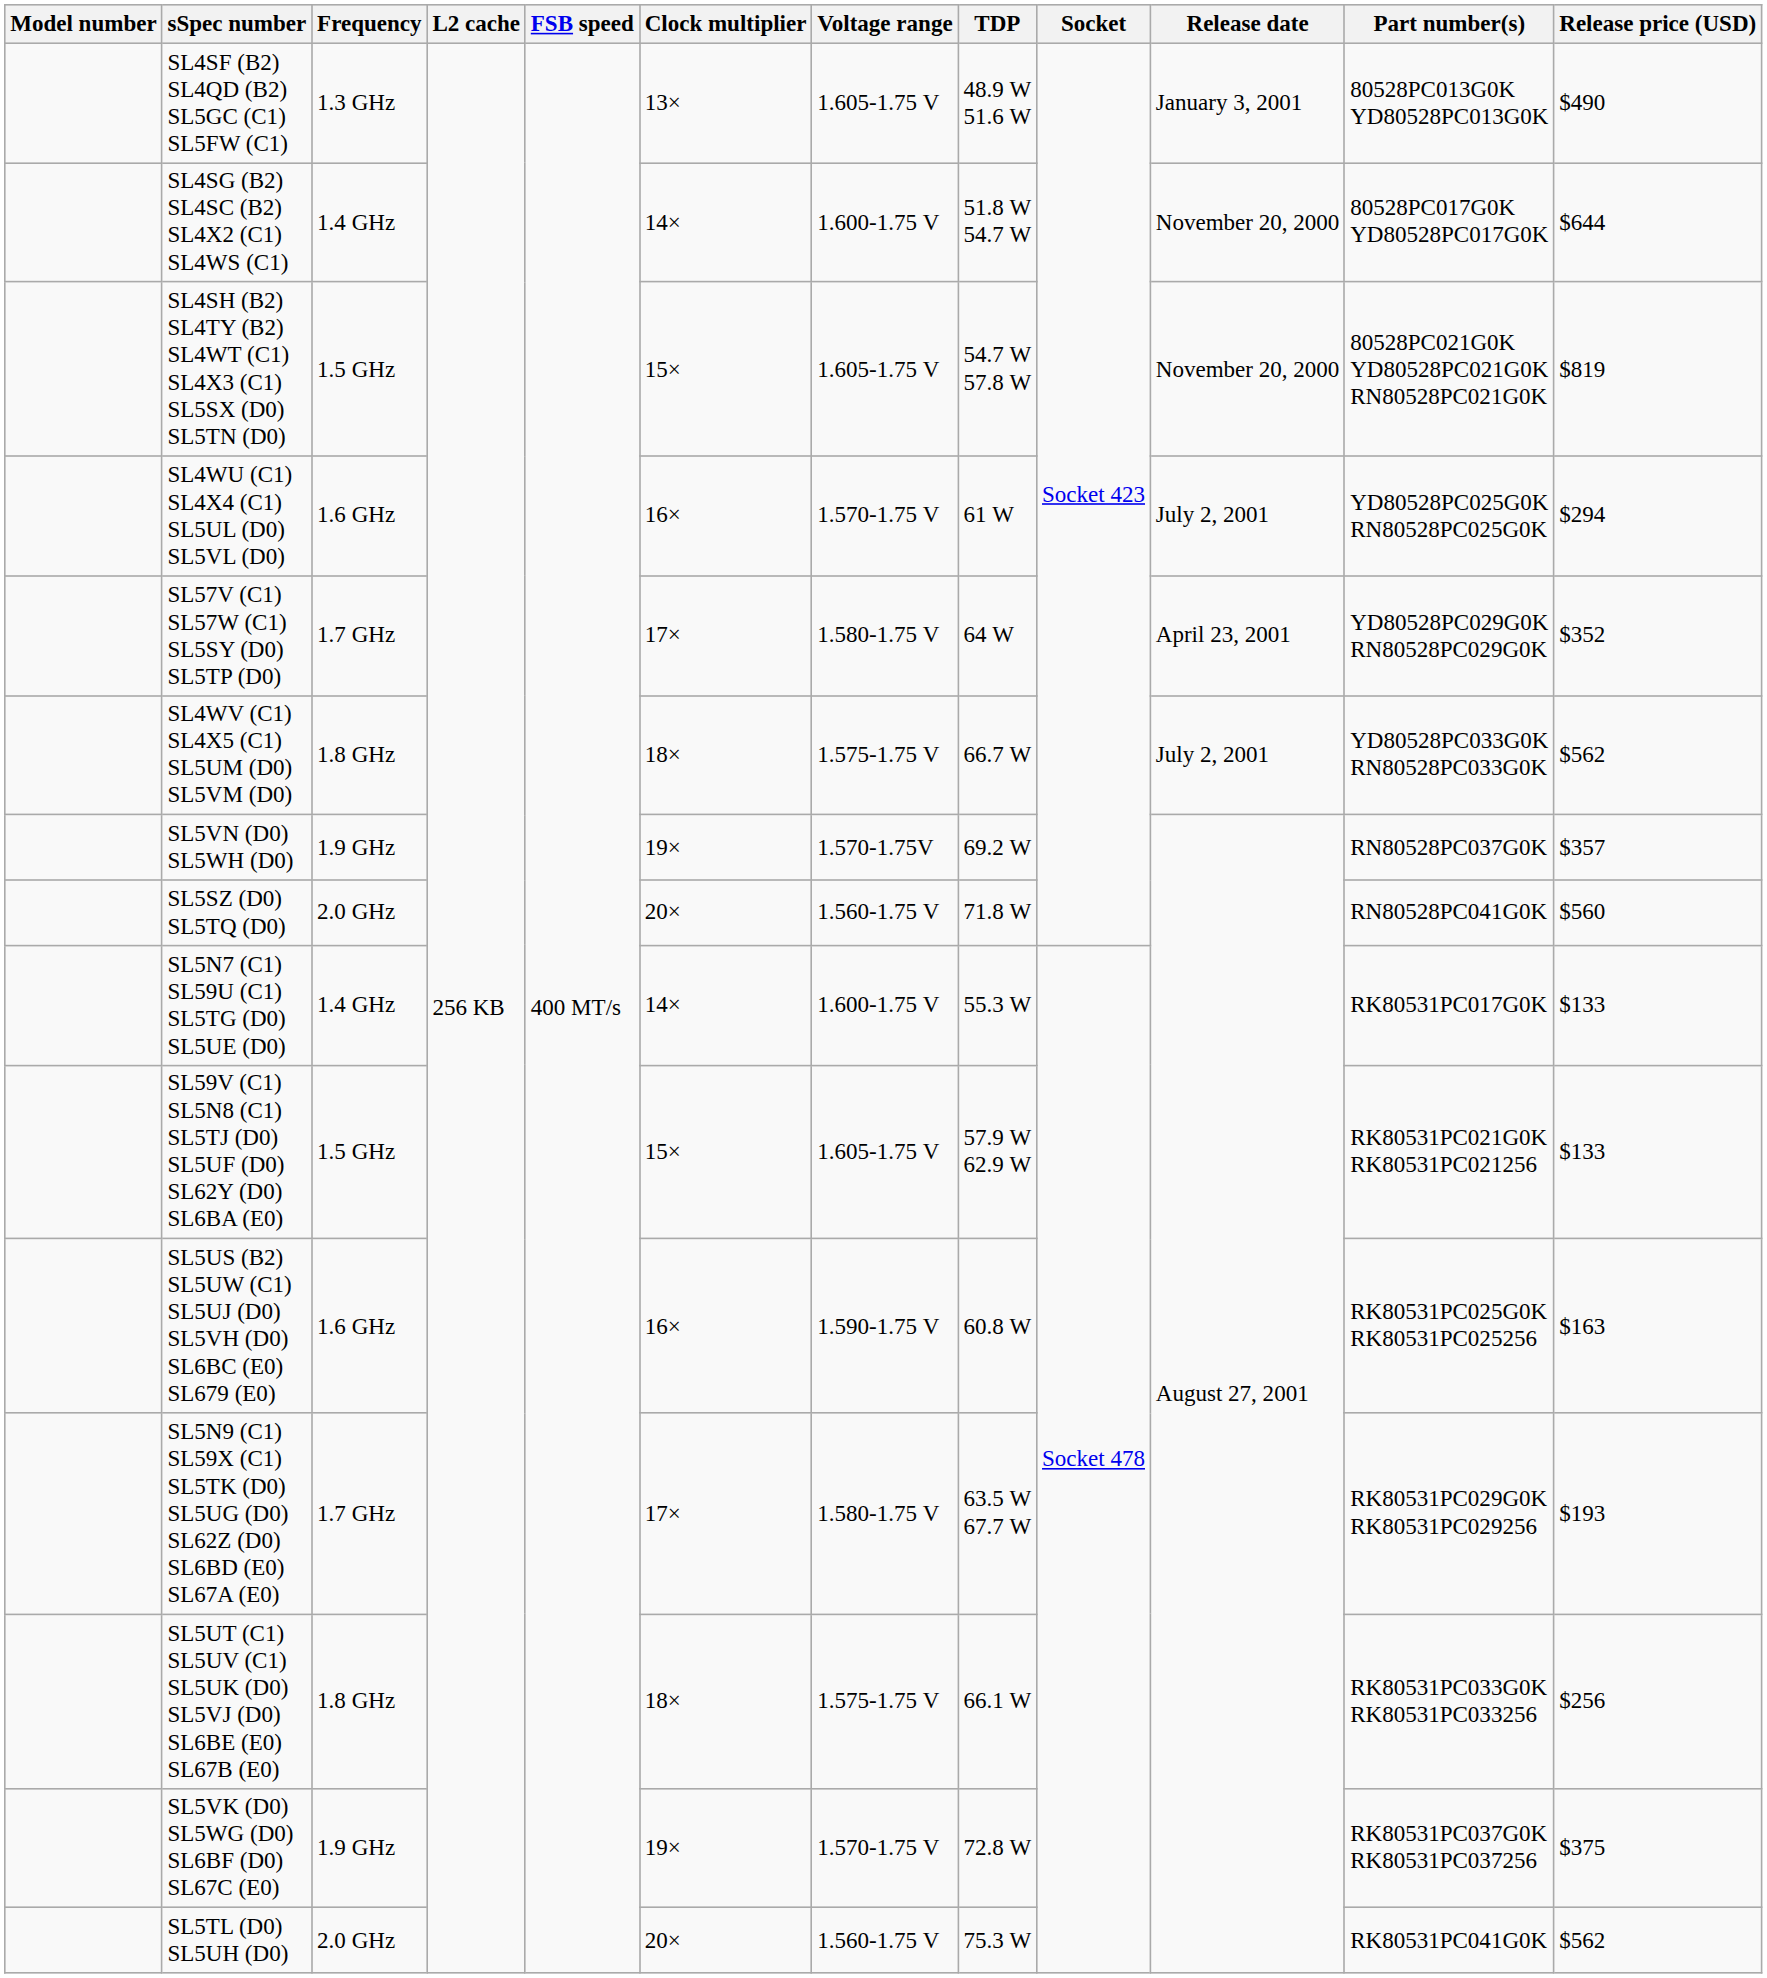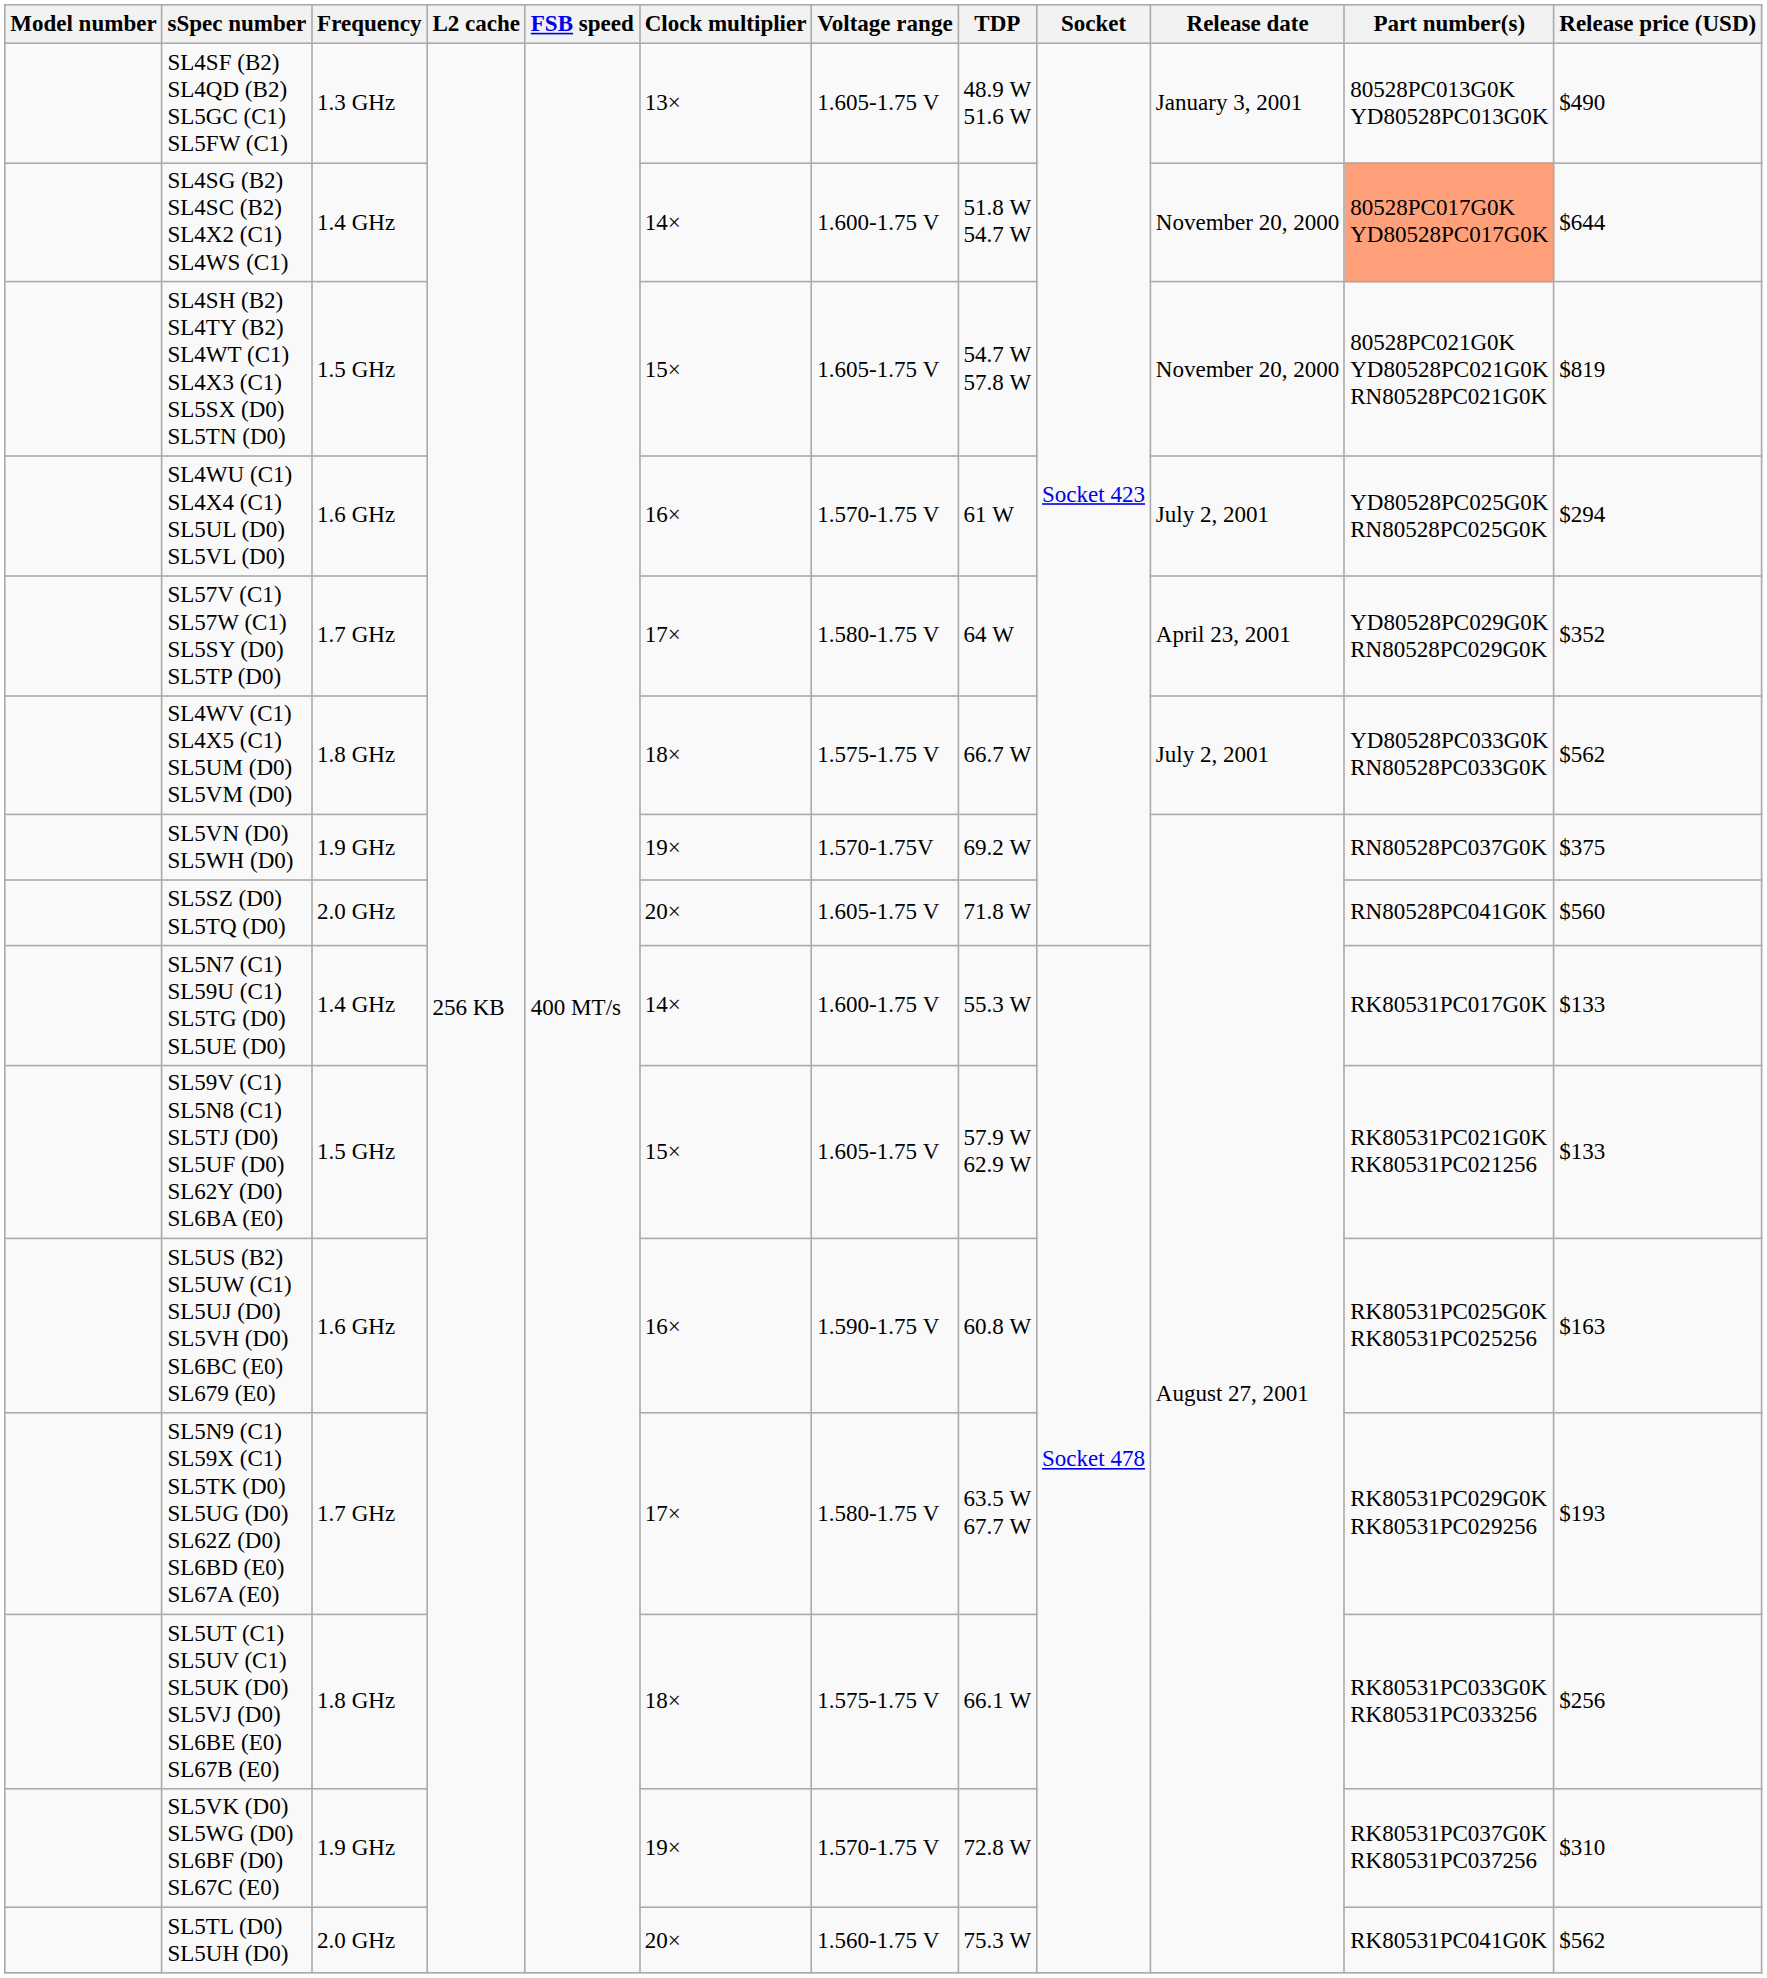(1449, 222) no background -> (1449, 222) lightsalmon background
(1582, 847) $357 -> (1582, 847) $375
(878, 912) 1.560-1.75 V -> (878, 912) 1.605-1.75 V
(1582, 1847) $375 -> (1582, 1847) $310
